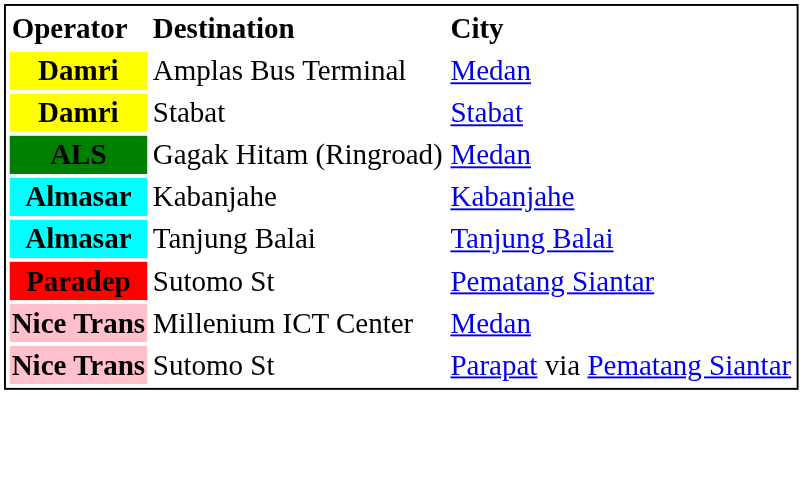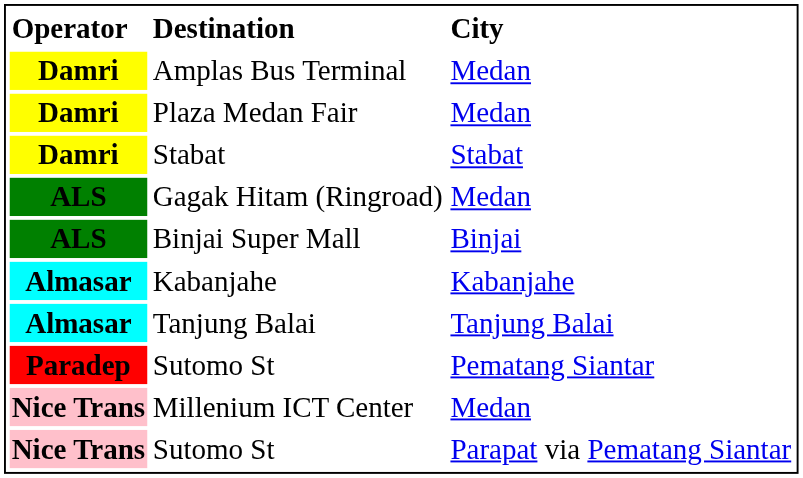+ row: (255, 112)
+ row: (257, 238)
